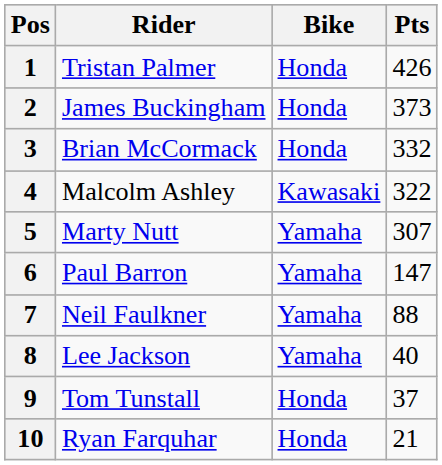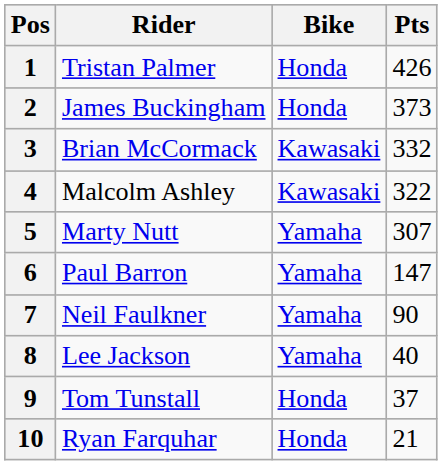(312, 149) Honda -> (329, 149) Kawasaki
(405, 314) 88 -> (405, 314) 90
